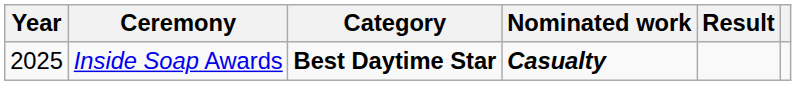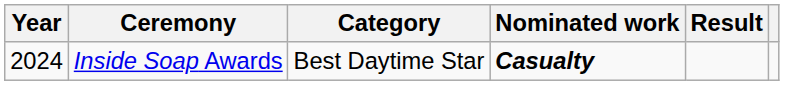(37, 60) 2025 -> (37, 60) 2024
(395, 60) bold -> (389, 60) normal
